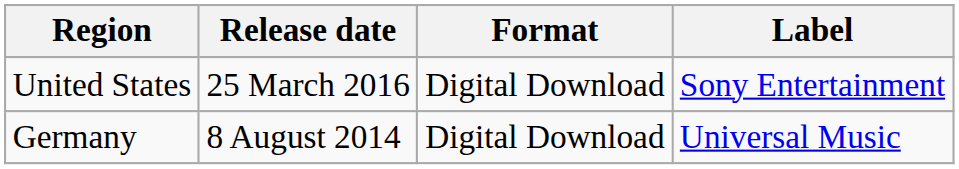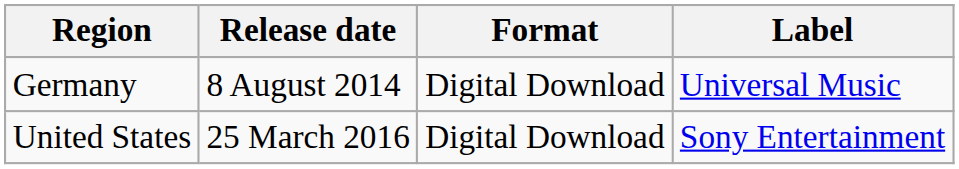rows swapped: (75, 136) <-> (102, 83)
